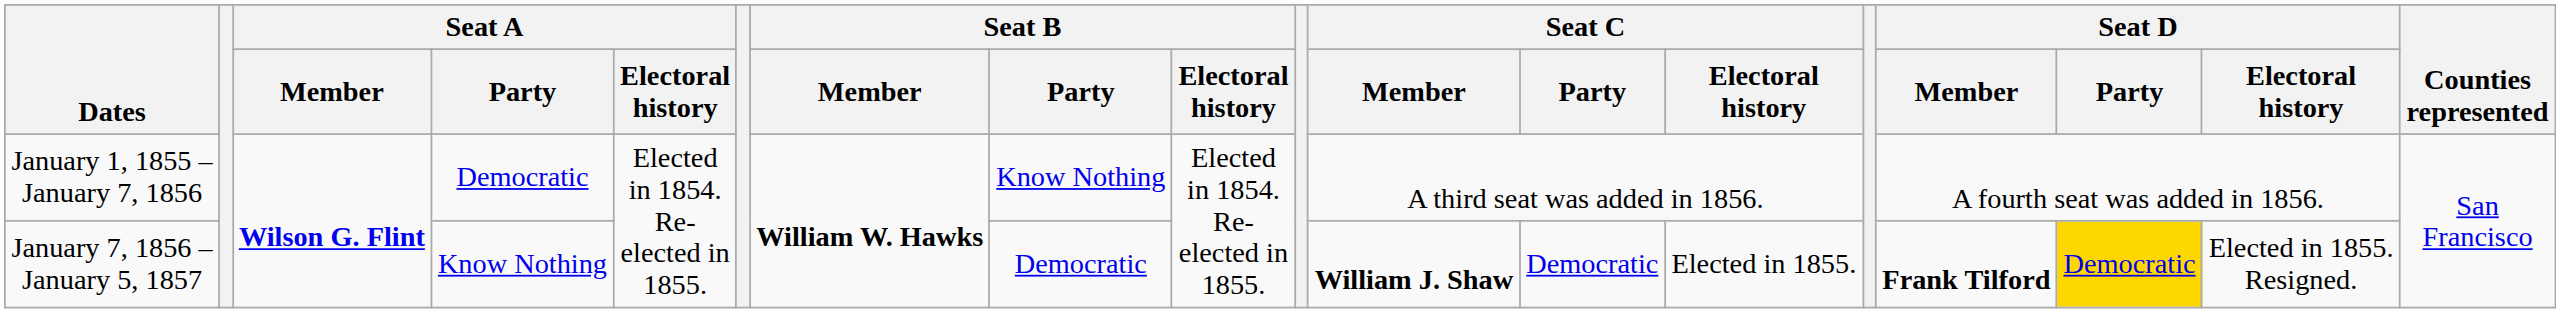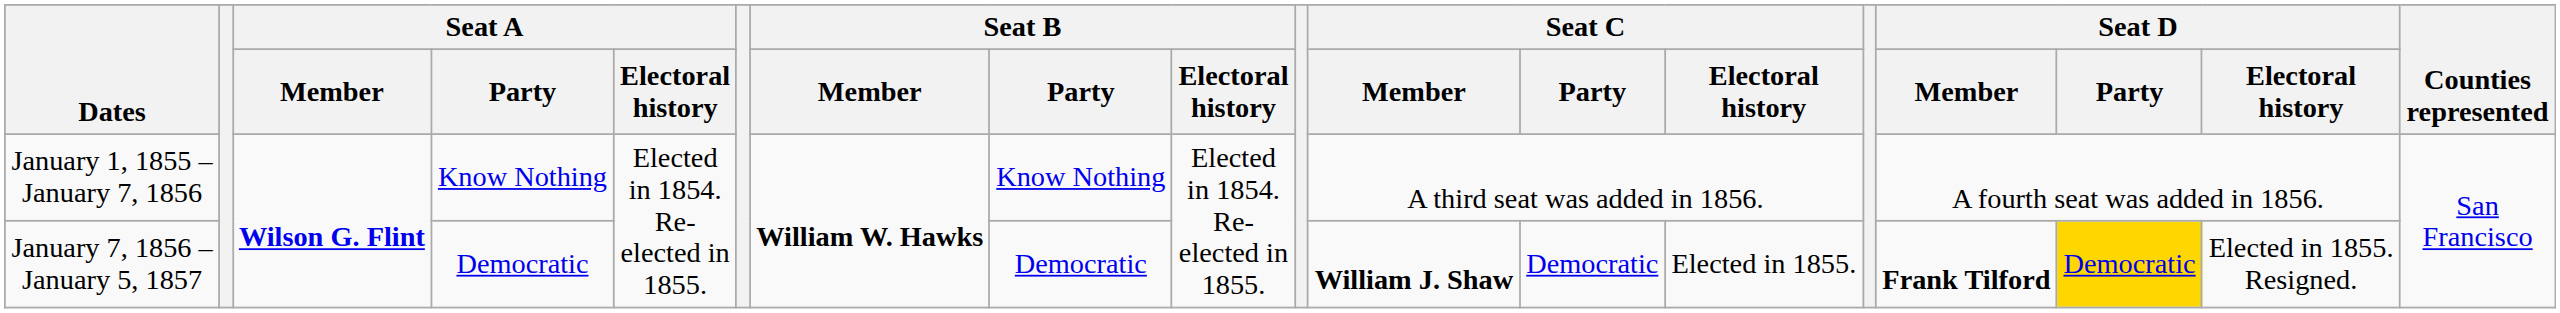(522, 177) Democratic -> (522, 177) Know Nothing
(522, 263) Know Nothing -> (522, 263) Democratic
